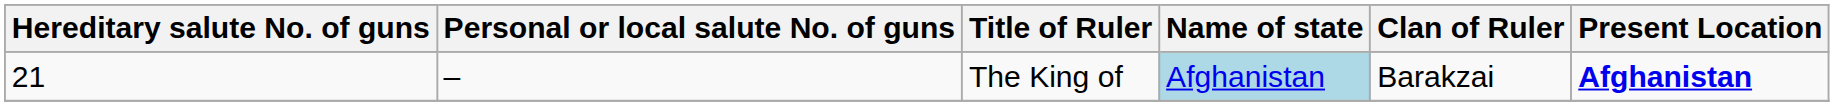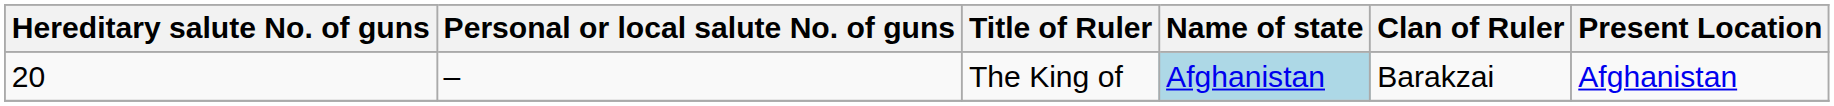(29, 76) 21 -> (29, 76) 20
(1665, 76) bold -> (1658, 76) normal
